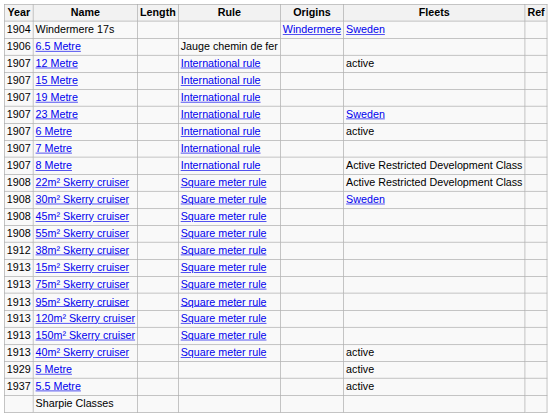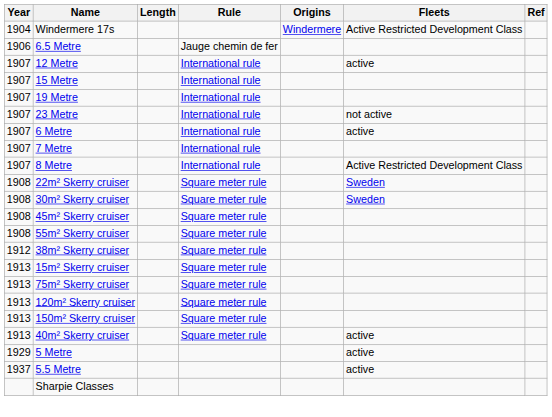(365, 30) Sweden -> (434, 30) Active Restricted Development Class
(365, 115) Sweden -> (369, 115) not active
(434, 183) Active Restricted Development Class -> (365, 183) Sweden
- row: (82, 302)
